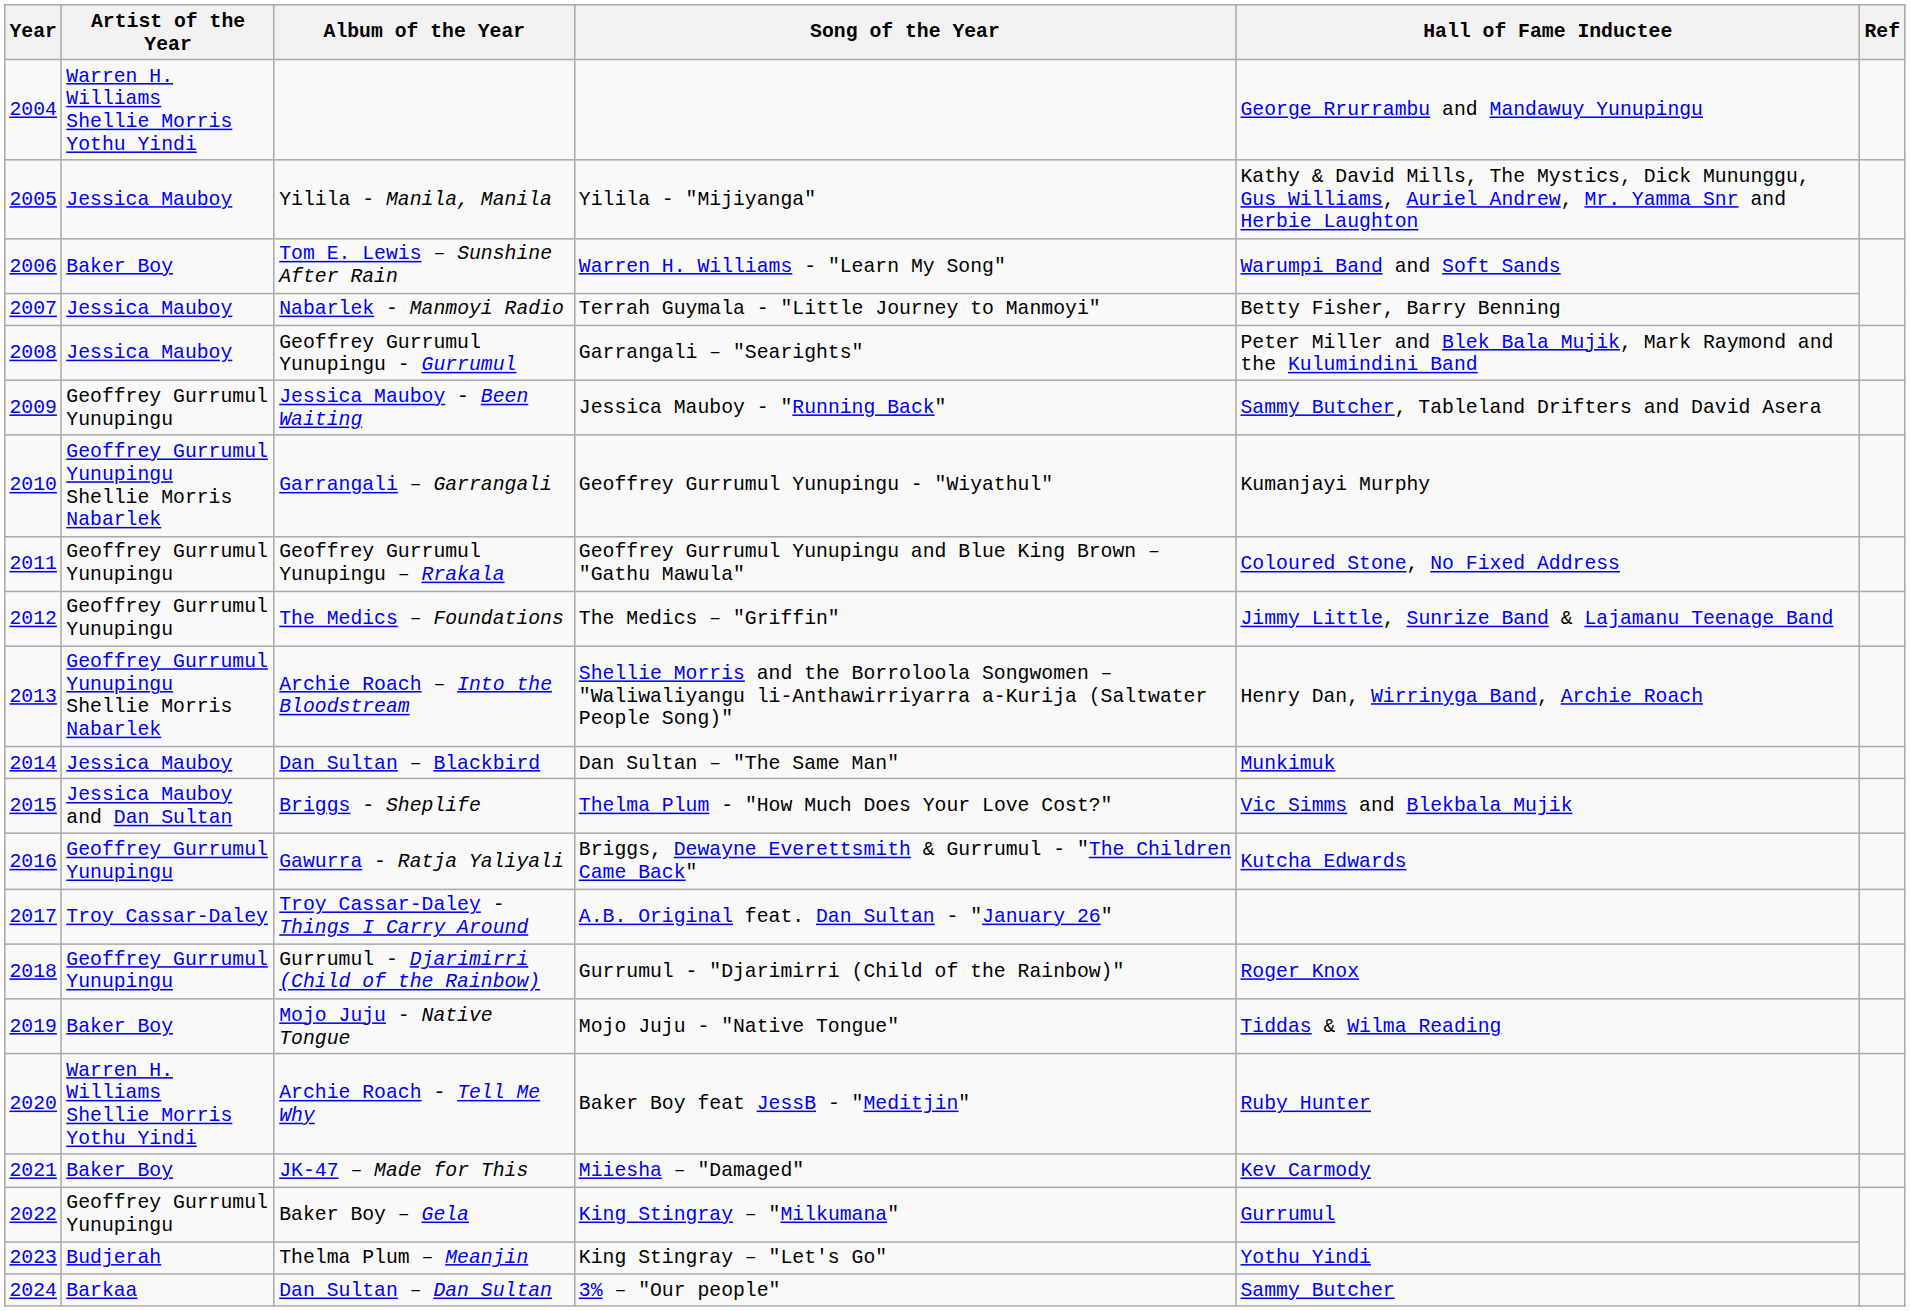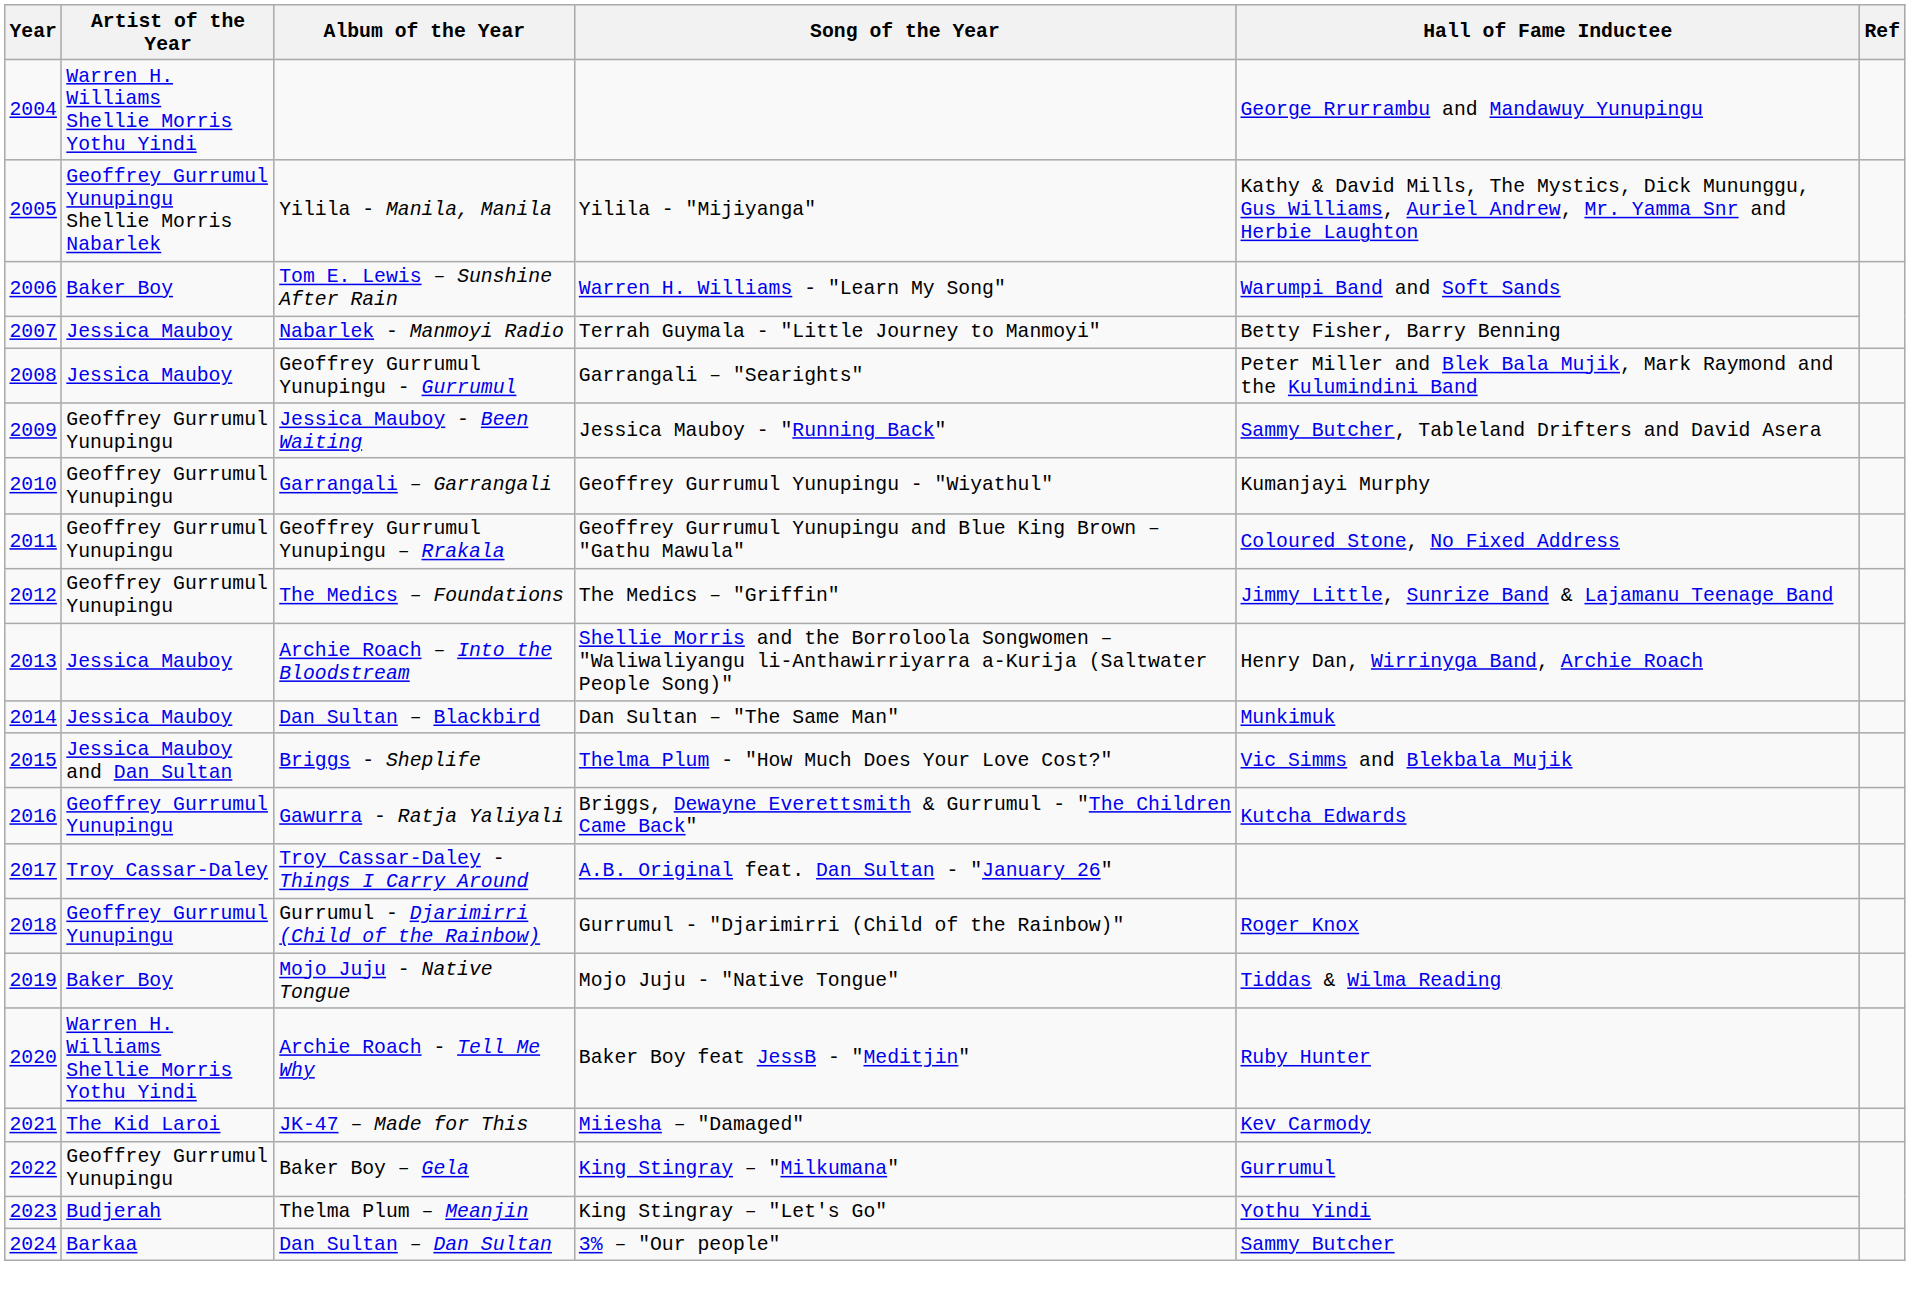(149, 199) Jessica Mauboy -> (167, 211) Geoffrey Gurrumul Yunupingu Shellie Morris Nabarlek
(167, 486) Geoffrey Gurrumul Yunupingu Shellie Morris Nabarlek -> (167, 486) Geoffrey Gurrumul Yunupingu
(167, 696) Geoffrey Gurrumul Yunupingu Shellie Morris Nabarlek -> (149, 662) Jessica Mauboy
(120, 1171) Baker Boy -> (143, 1125) The Kid Laroi
